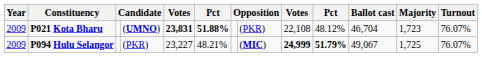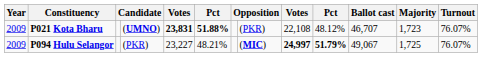(364, 28) 46,704 -> (364, 28) 46,707
(297, 44) 24,999 -> (297, 44) 24,997
